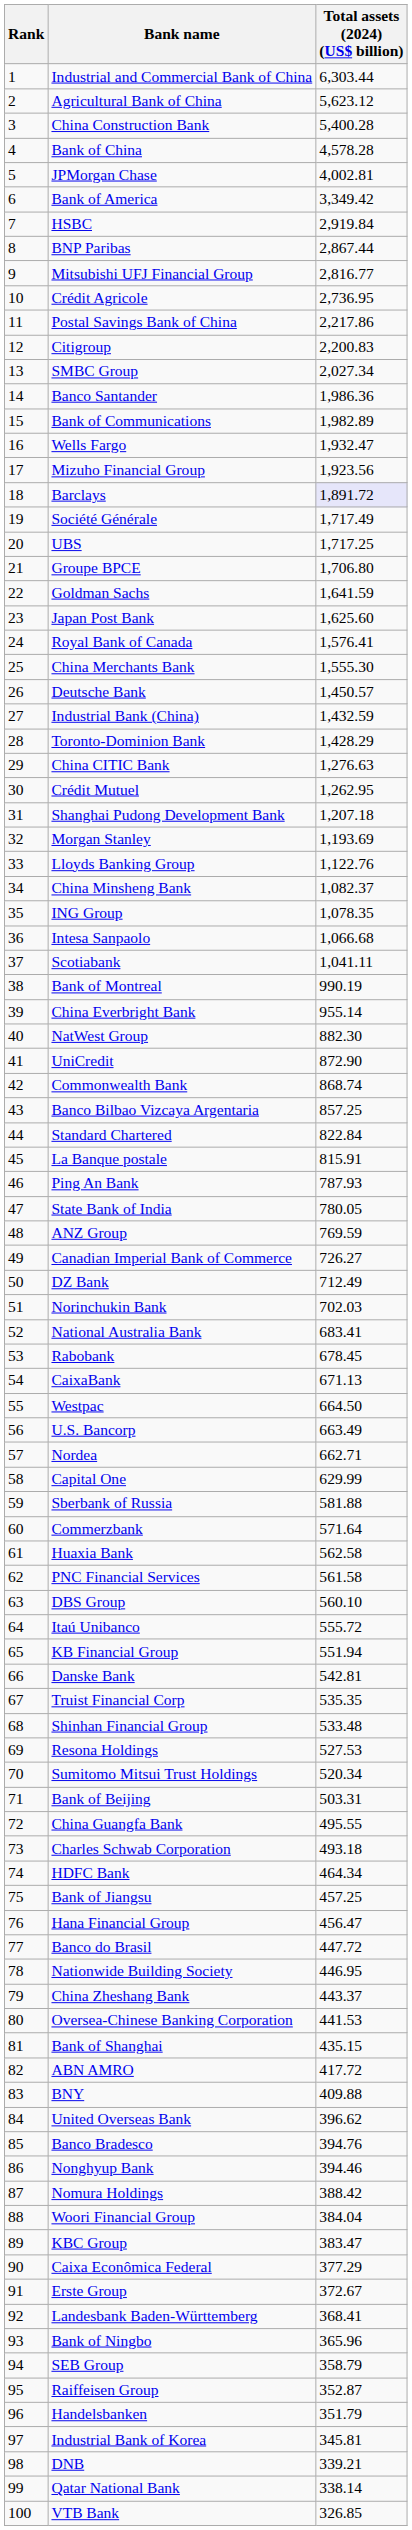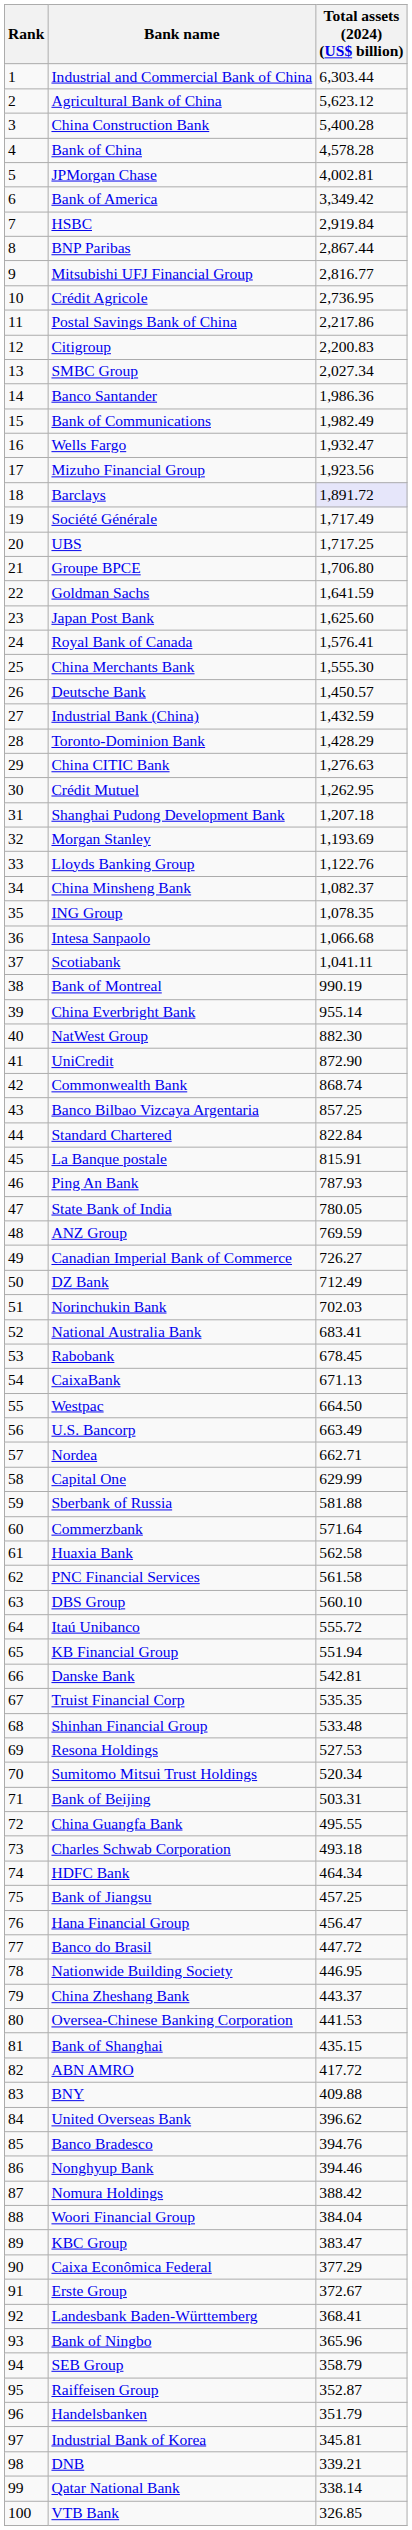(347, 420) 1,982.89 -> (347, 420) 1,982.49
